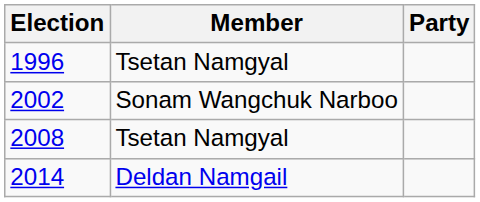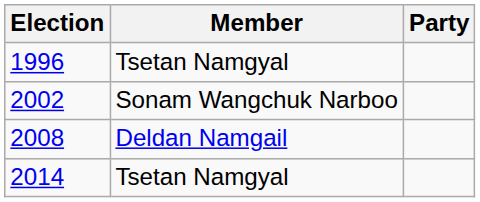(202, 138) Tsetan Namgyal -> (201, 138) Deldan Namgail
(201, 176) Deldan Namgail -> (202, 176) Tsetan Namgyal
